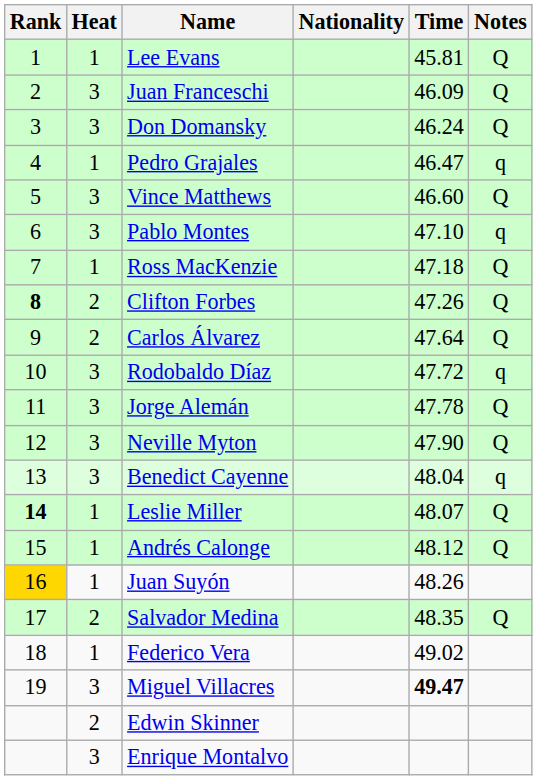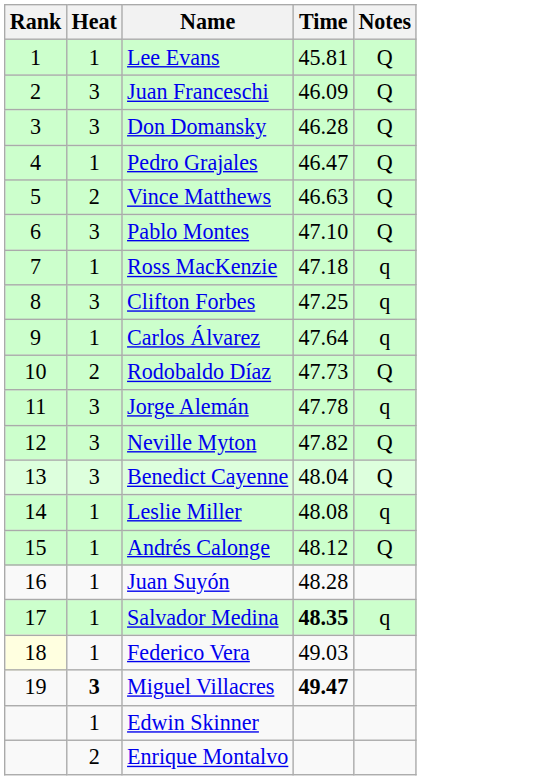- column: (351, 22)
(439, 127) 46.24 -> (323, 127) 46.28
(500, 162) q -> (385, 162) Q
(94, 197) 3 -> (94, 197) 2
(439, 197) 46.60 -> (323, 197) 46.63
(500, 232) q -> (385, 232) Q
(500, 267) Q -> (385, 267) q
(36, 302) bold -> (36, 302) normal
(94, 302) 2 -> (94, 302) 3
(439, 302) 47.26 -> (323, 302) 47.25
(500, 302) Q -> (385, 302) q
(94, 337) 2 -> (94, 337) 1
(500, 337) Q -> (385, 337) q
(94, 372) 3 -> (94, 372) 2
(439, 372) 47.72 -> (323, 372) 47.73
(500, 372) q -> (385, 372) Q
(500, 407) Q -> (385, 407) q
(439, 442) 47.90 -> (323, 442) 47.82
(500, 477) q -> (385, 477) Q
(36, 512) bold -> (36, 512) normal
(439, 512) 48.07 -> (323, 512) 48.08
(500, 512) Q -> (385, 512) q
(36, 582) gold background -> (36, 582) no background
(439, 582) 48.26 -> (323, 582) 48.28
(94, 617) 2 -> (94, 617) 1
(439, 617) normal -> (323, 617) bold
(500, 617) Q -> (385, 617) q
(36, 652) no background -> (36, 652) lightyellow background
(439, 652) 49.02 -> (323, 652) 49.03
(94, 687) normal -> (94, 687) bold
(94, 722) 2 -> (94, 722) 1
(94, 757) 3 -> (94, 757) 2
